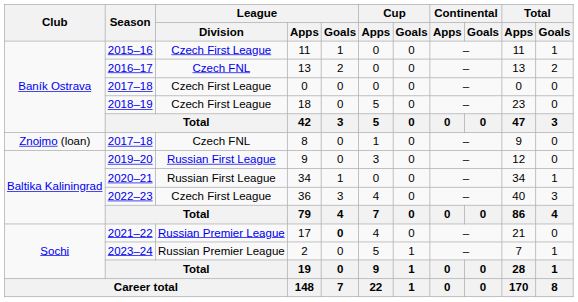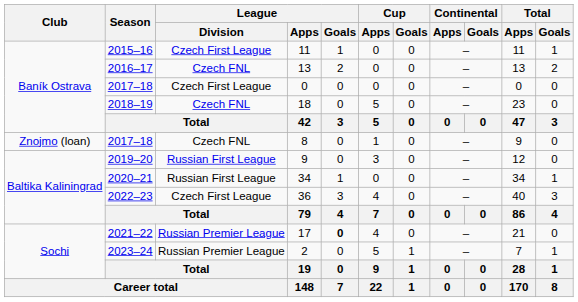(221, 104) Czech First League -> (221, 104) Czech FNL
